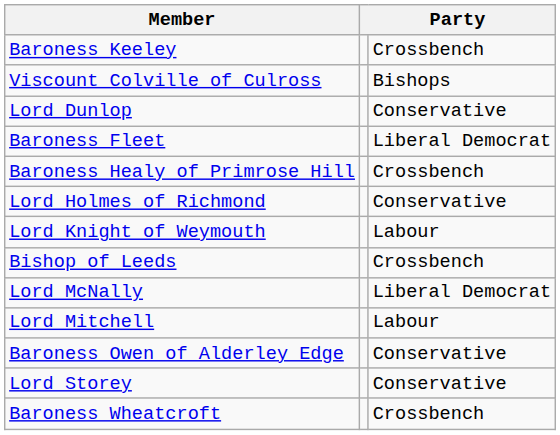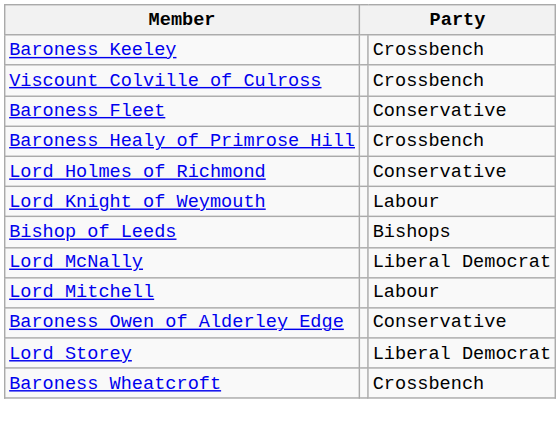(412, 80) Bishops -> (428, 80) Crossbench
- row: (71, 111)
(462, 141) Liberal Democrat -> (440, 111) Conservative
(428, 262) Crossbench -> (412, 232) Bishops
(440, 383) Conservative -> (462, 353) Liberal Democrat
